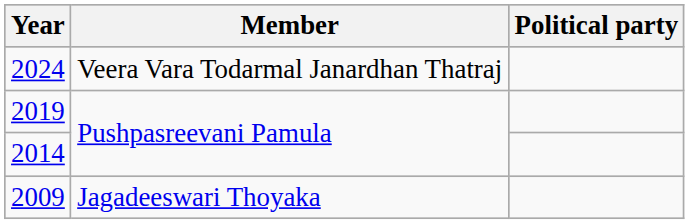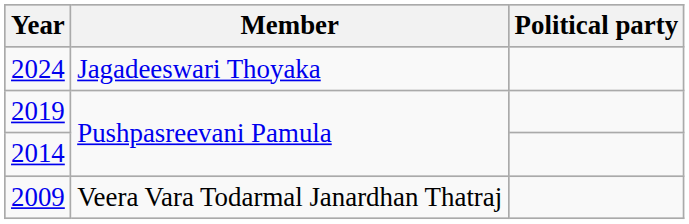(290, 68) Veera Vara Todarmal Janardhan Thatraj -> (199, 68) Jagadeeswari Thoyaka
(199, 196) Jagadeeswari Thoyaka -> (290, 196) Veera Vara Todarmal Janardhan Thatraj
